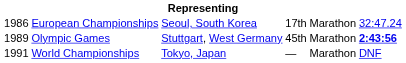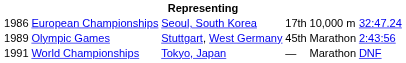(333, 23) Marathon -> (333, 23) 10,000 m
(378, 38) bold -> (377, 38) normal
